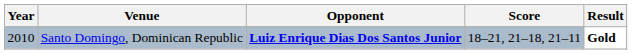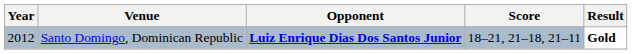(21, 38) 2010 -> (21, 38) 2012
